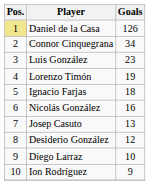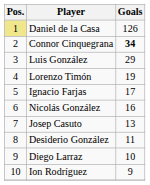(130, 44) normal -> (130, 44) bold
(130, 60) 23 -> (130, 60) 29
(130, 92) 18 -> (130, 92) 17
(130, 140) 12 -> (130, 140) 11
